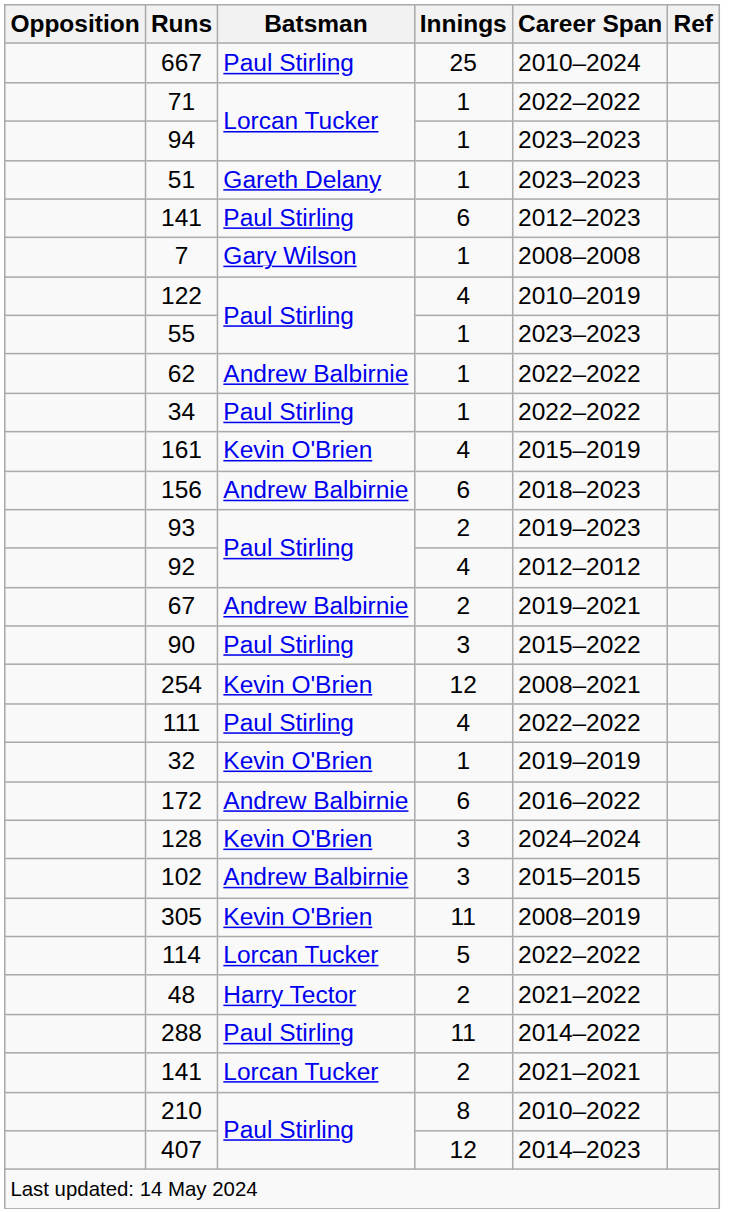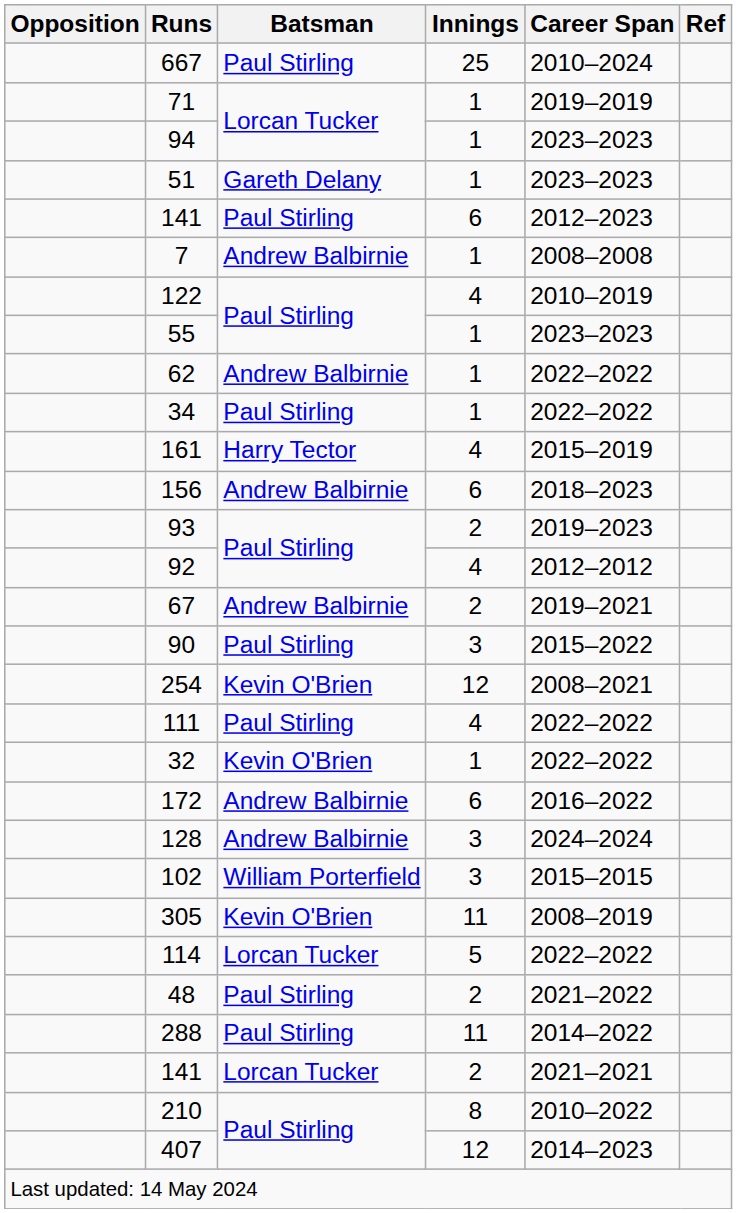(579, 101) 2022–2022 -> (591, 101) 2019–2019
(290, 256) Gary Wilson -> (316, 256) Andrew Balbirnie
(298, 450) Kevin O'Brien -> (290, 450) Harry Tector
(579, 761) 2019–2019 -> (591, 761) 2022–2022
(298, 839) Kevin O'Brien -> (316, 839) Andrew Balbirnie
(316, 878) Andrew Balbirnie -> (322, 878) William Porterfield
(290, 994) Harry Tector -> (289, 994) Paul Stirling
